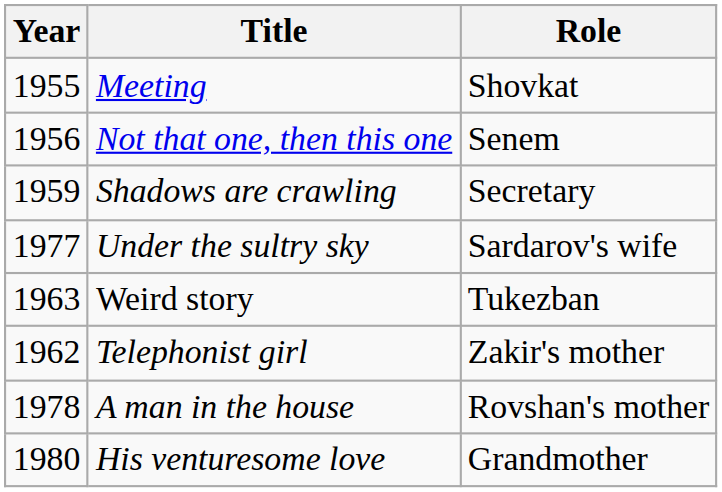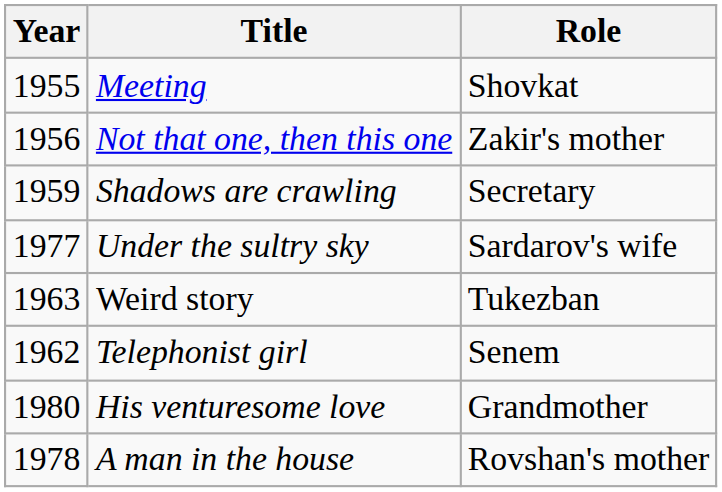(514, 138) Senem -> (566, 138) Zakir's mother
(566, 352) Zakir's mother -> (514, 352) Senem
rows swapped: (225, 406) <-> (241, 459)
